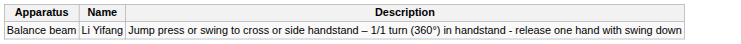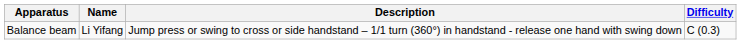+ column: (710, 13)
